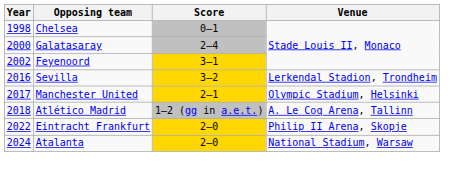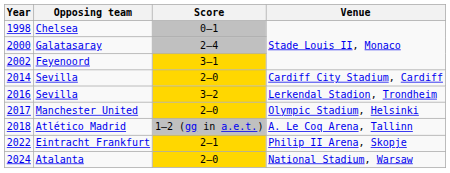+ row: (19, 78)
(209, 94) 2–1 -> (209, 110) 2–0
(209, 127) 2–0 -> (209, 143) 2–1
